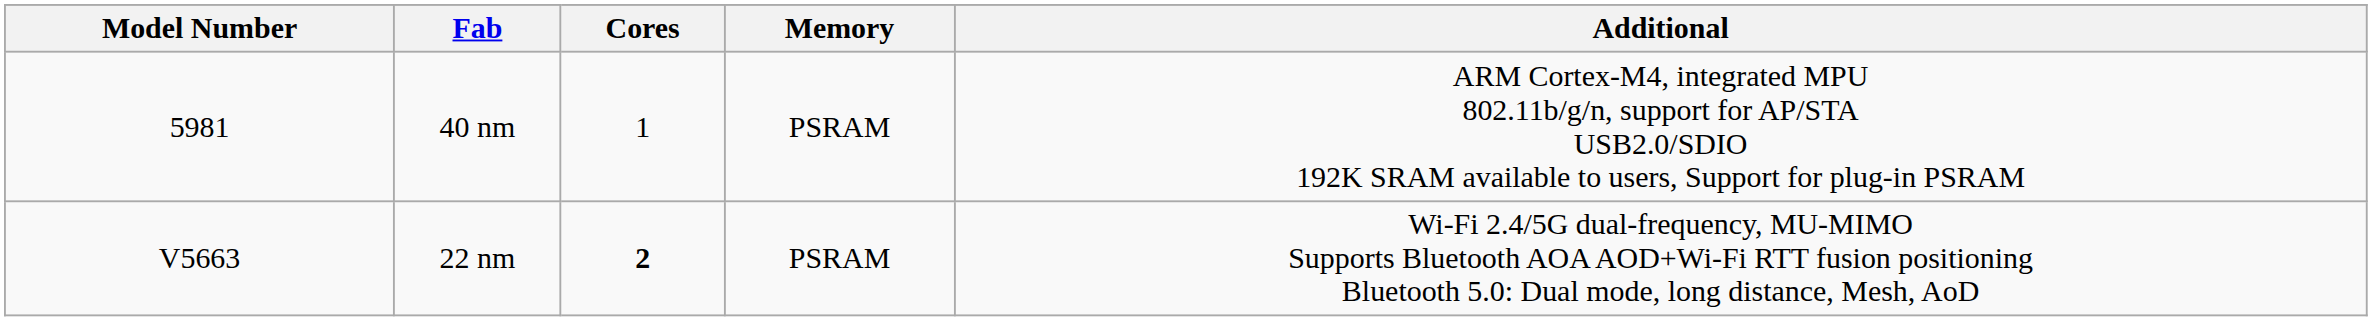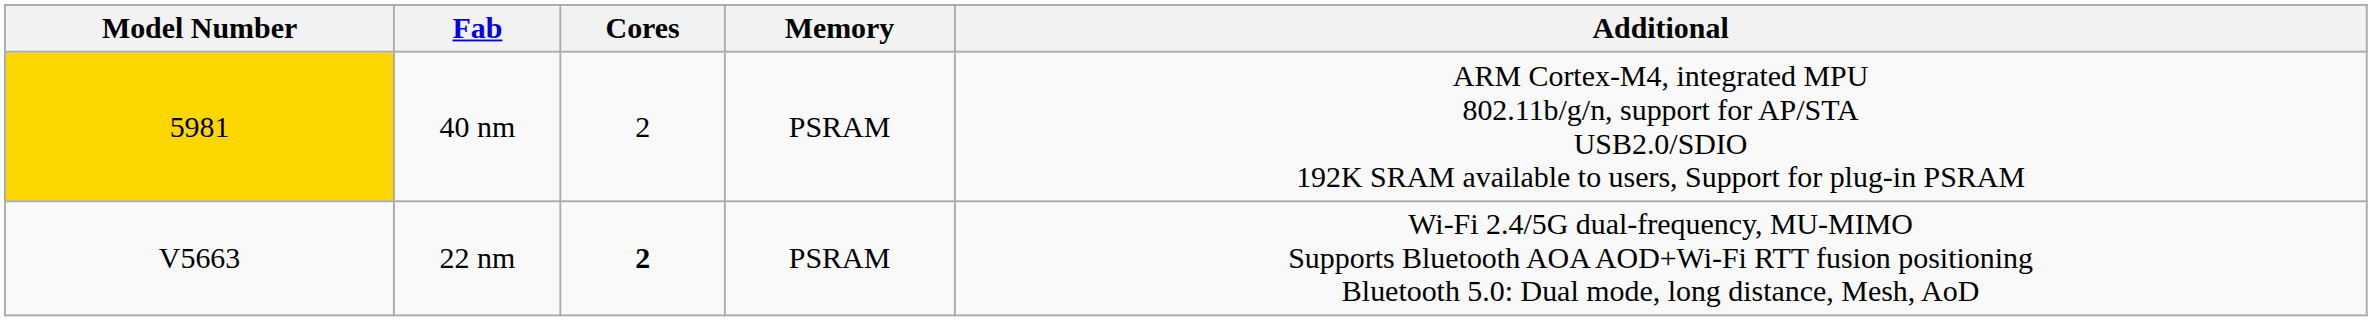(200, 126) no background -> (200, 126) gold background
(643, 126) 1 -> (643, 126) 2
